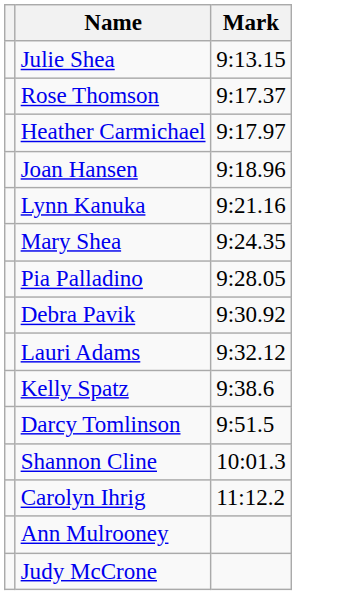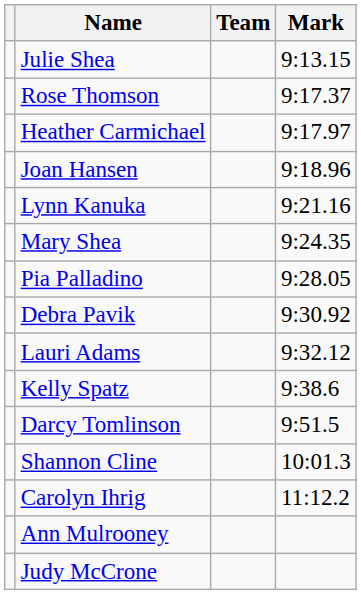+ column: (243, 22)
